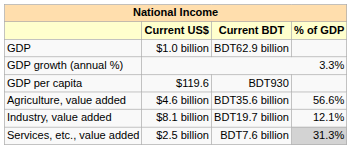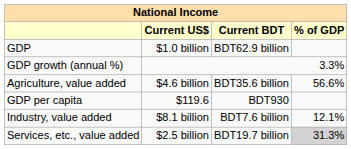rows swapped: (45, 83) <-> (66, 100)
(251, 118) BDT19.7 billion -> (255, 118) BDT7.6 billion
(255, 135) BDT7.6 billion -> (251, 135) BDT19.7 billion
